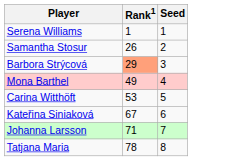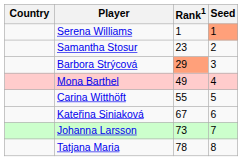+ column: (29, 14)
(163, 32) no background -> (214, 32) lightsalmon background
(131, 48) 26 -> (181, 48) 23
(131, 98) 53 -> (181, 98) 55
(131, 131) 71 -> (181, 131) 73
